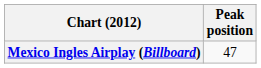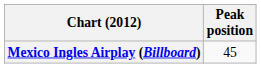(230, 52) 47 -> (230, 52) 45
